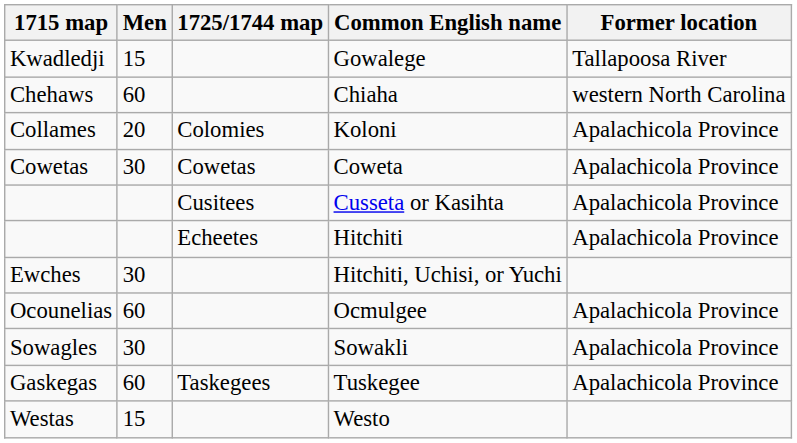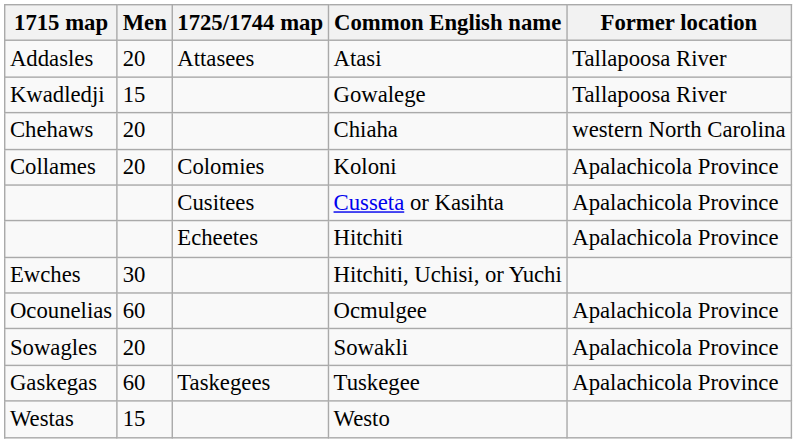+ row: (358, 58)
(134, 94) 60 -> (134, 130) 20
- row: (368, 166)
(134, 346) 30 -> (134, 346) 20
